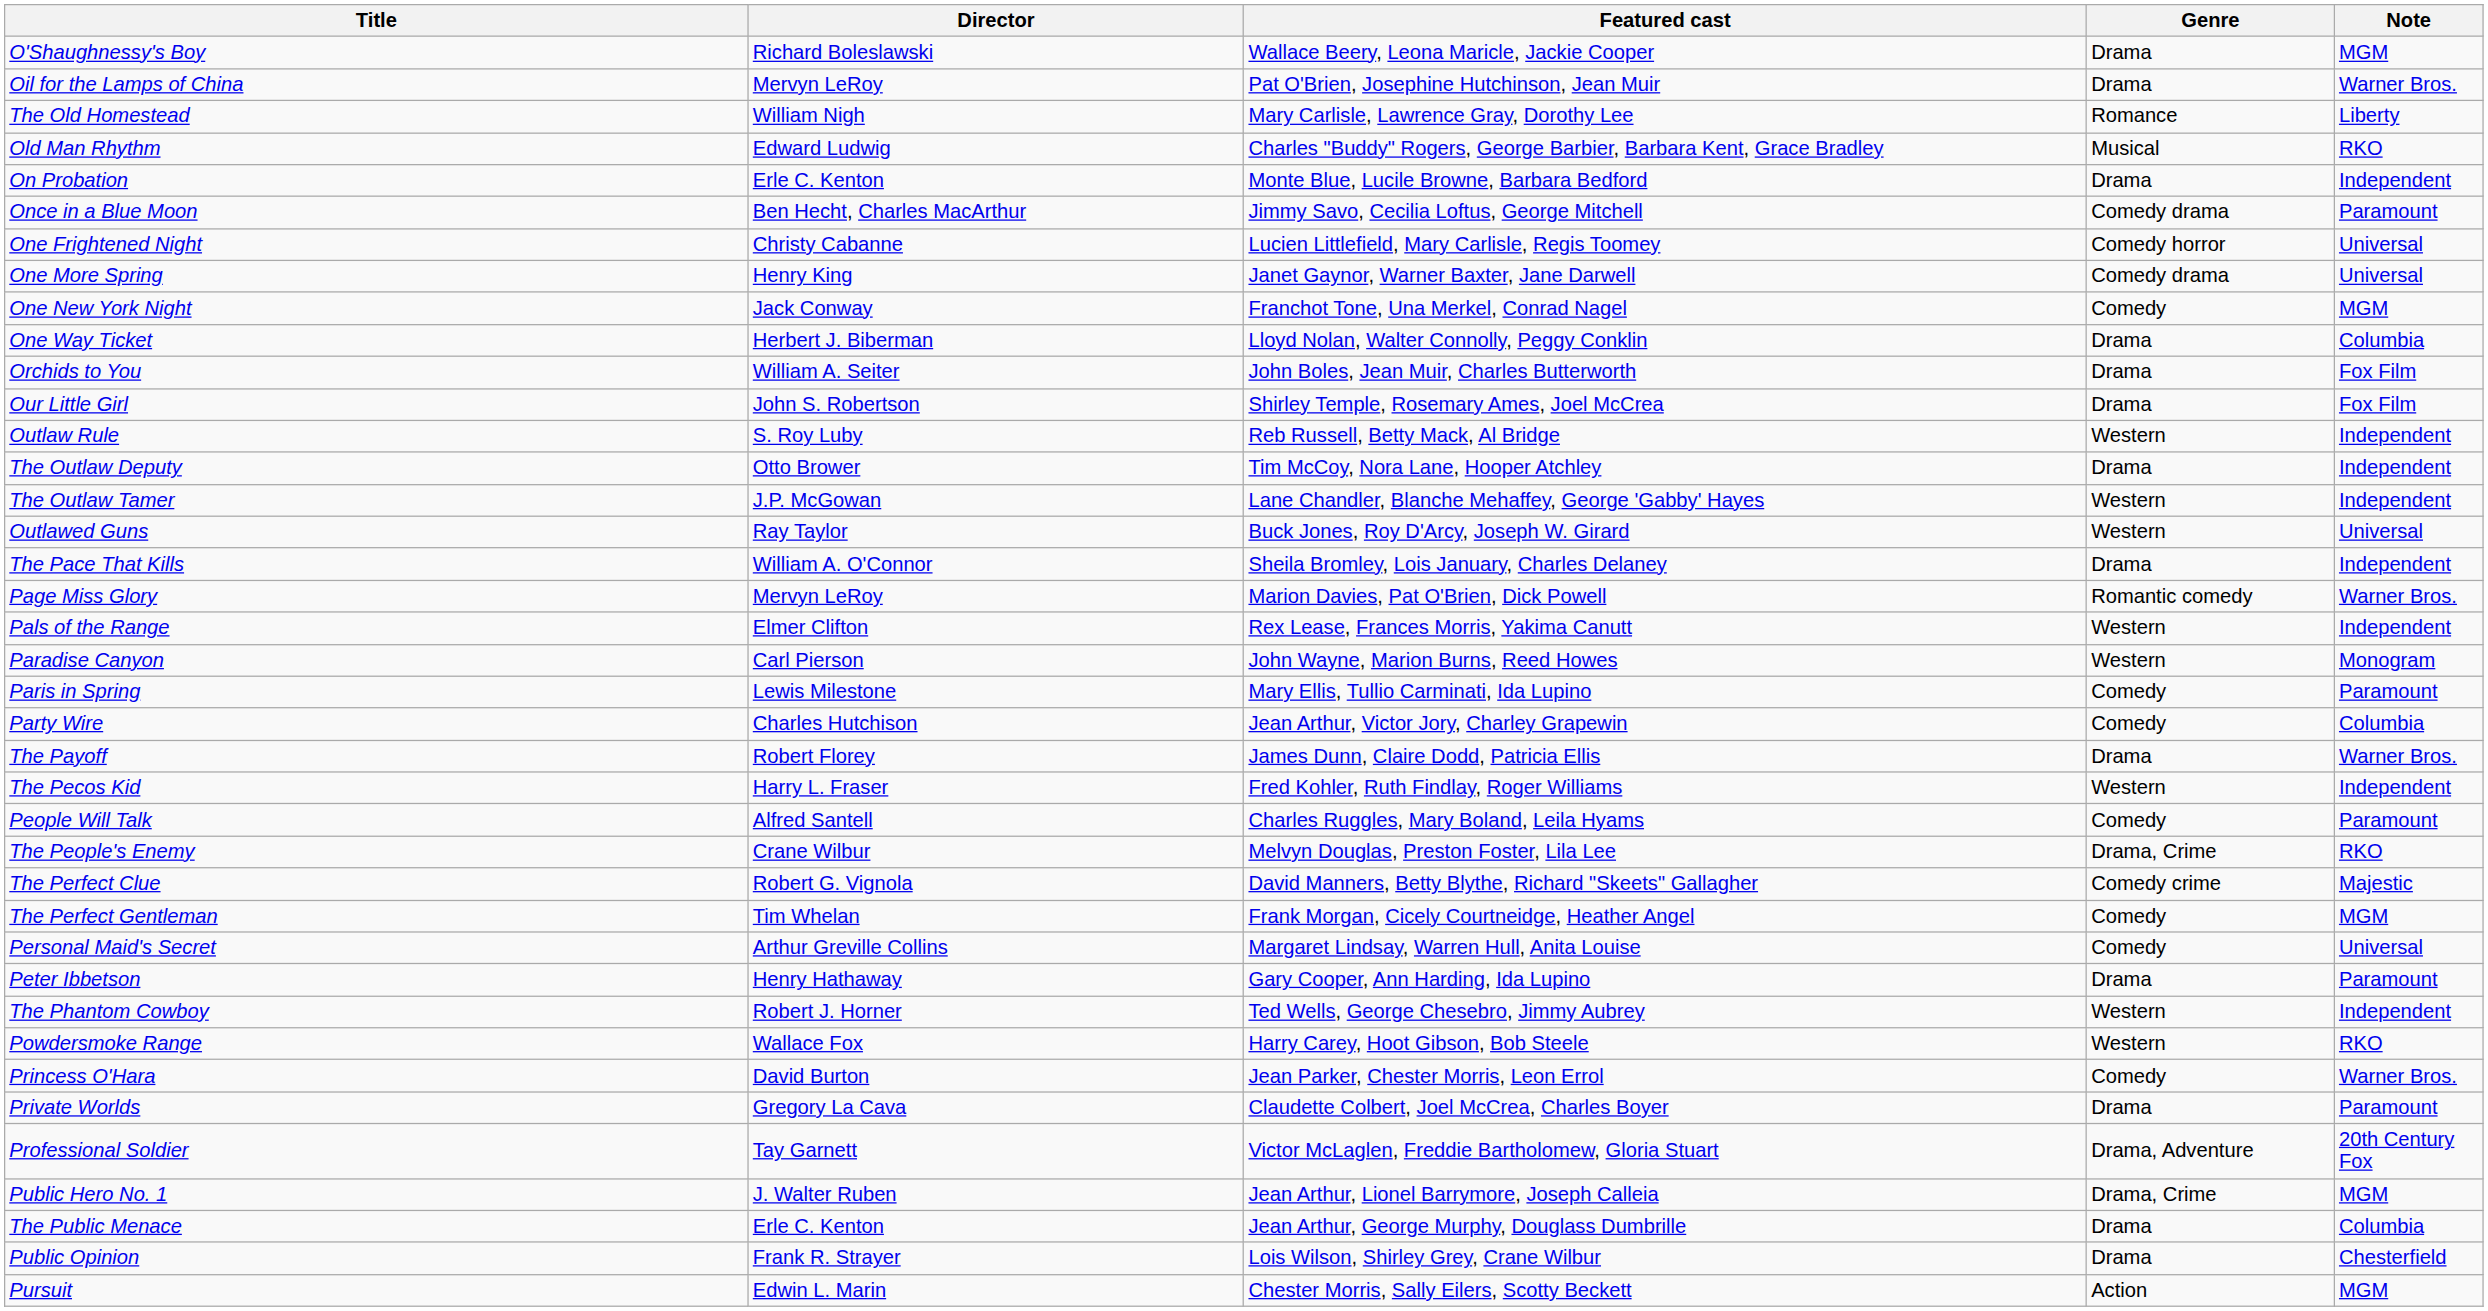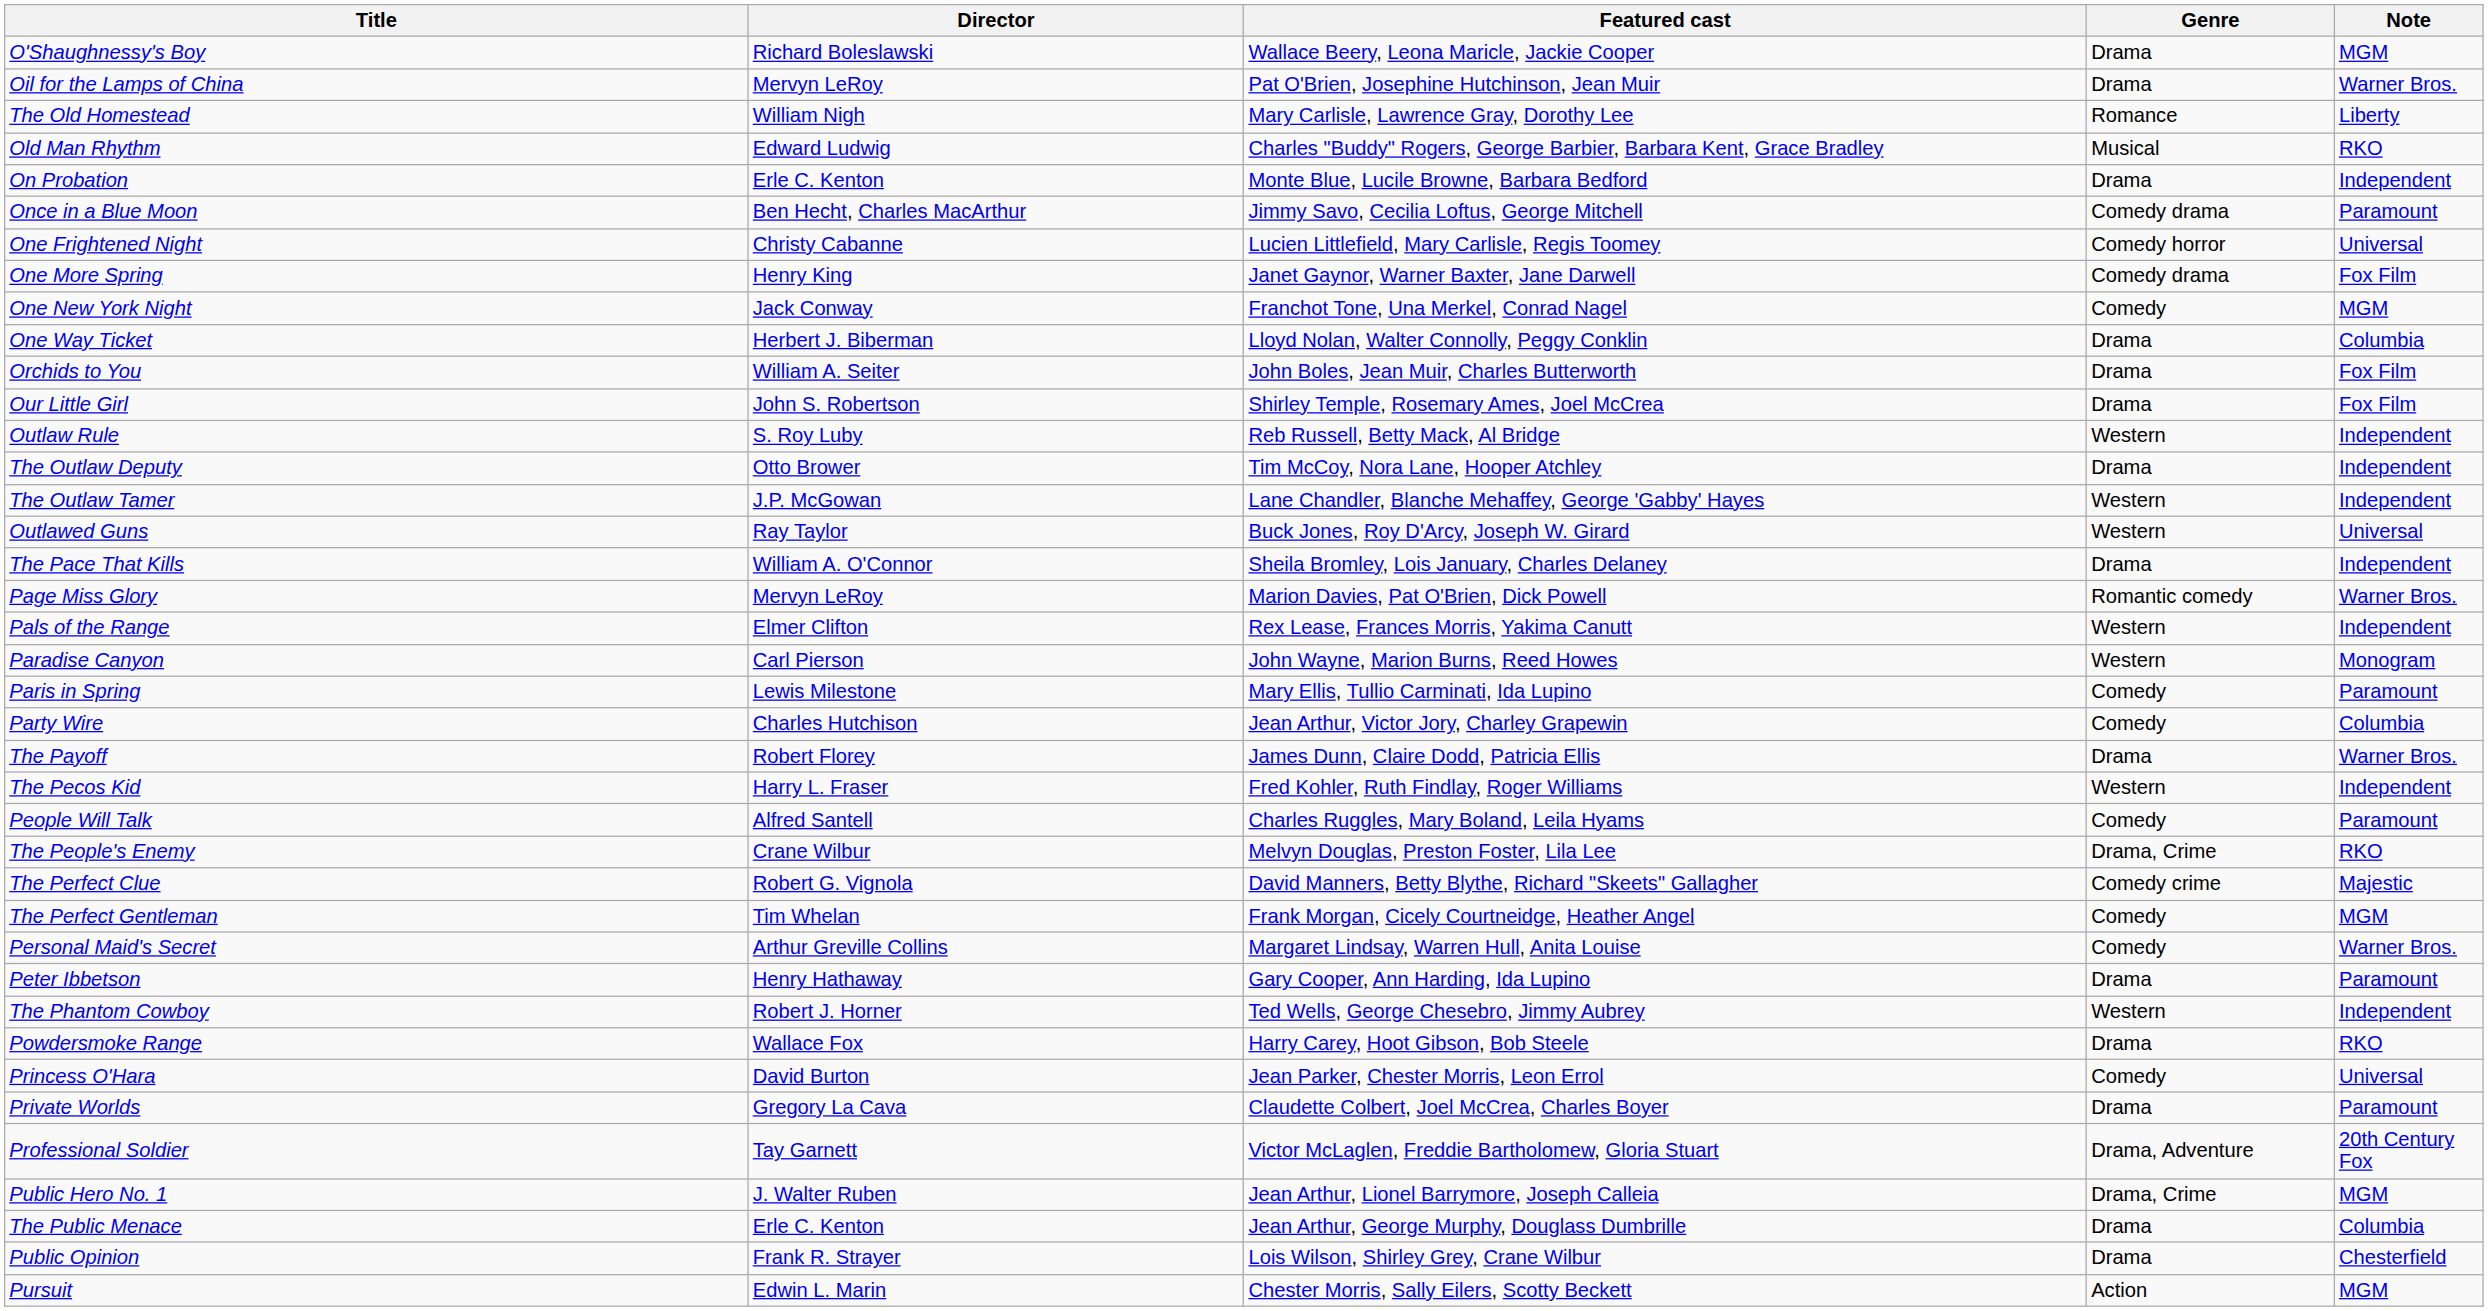(2381, 276) Universal -> (2378, 276) Fox Film
(2381, 947) Universal -> (2398, 947) Warner Bros.
(2128, 1043) Western -> (2121, 1043) Drama
(2398, 1075) Warner Bros. -> (2381, 1075) Universal
